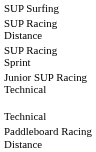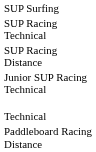+ row: (31, 29)
- row: (31, 56)
